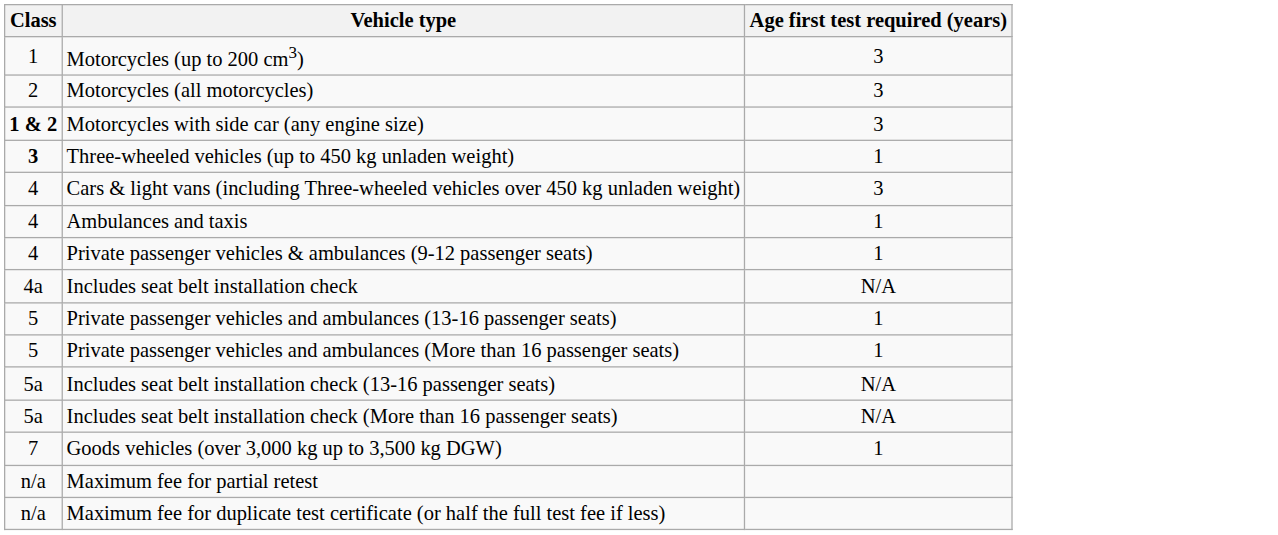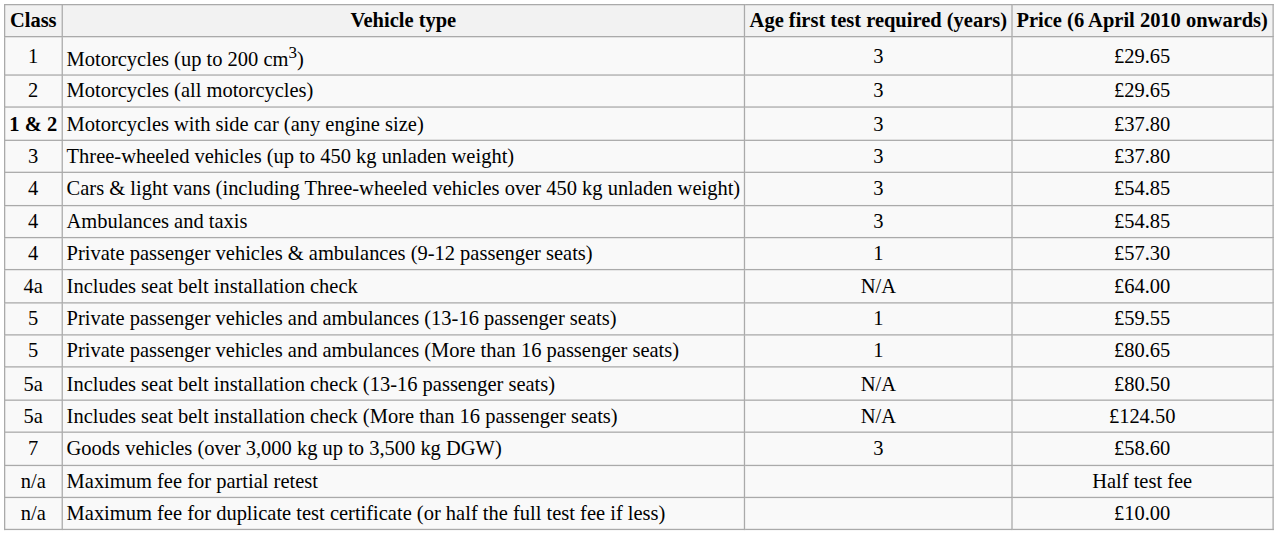+ column: (1142, 20)
(33, 156) bold -> (33, 156) normal
(878, 156) 1 -> (878, 156) 3
(878, 221) 1 -> (878, 221) 3
(878, 448) 1 -> (878, 448) 3
